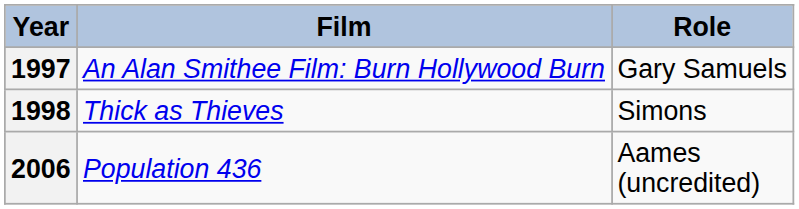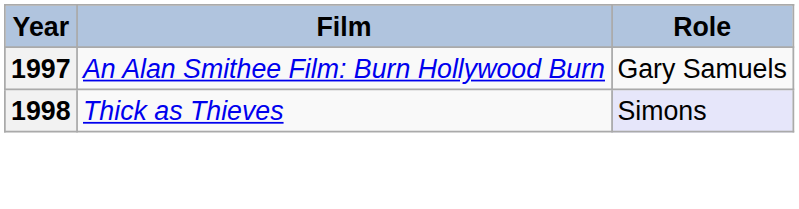(662, 111) no background -> (662, 111) lavender background
- row: (41, 168)
